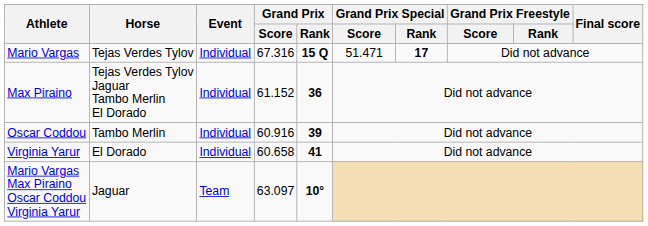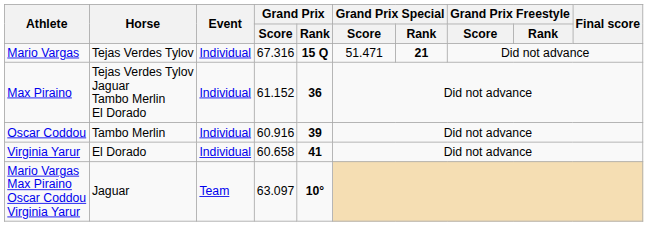(421, 53) 17 -> (421, 53) 21
